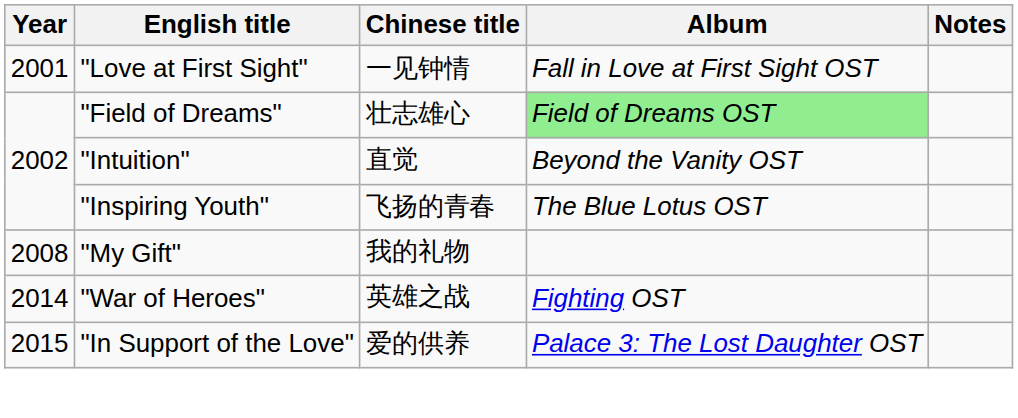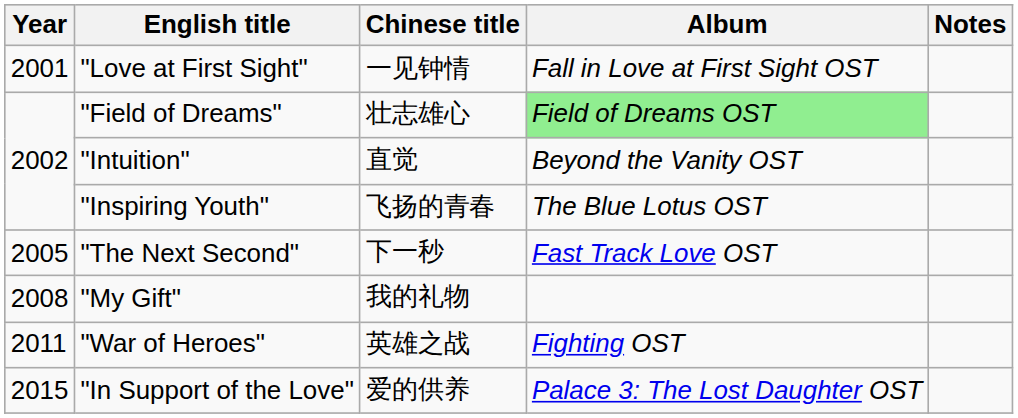+ row: (190, 252)
(40, 298) 2014 -> (39, 344) 2011
